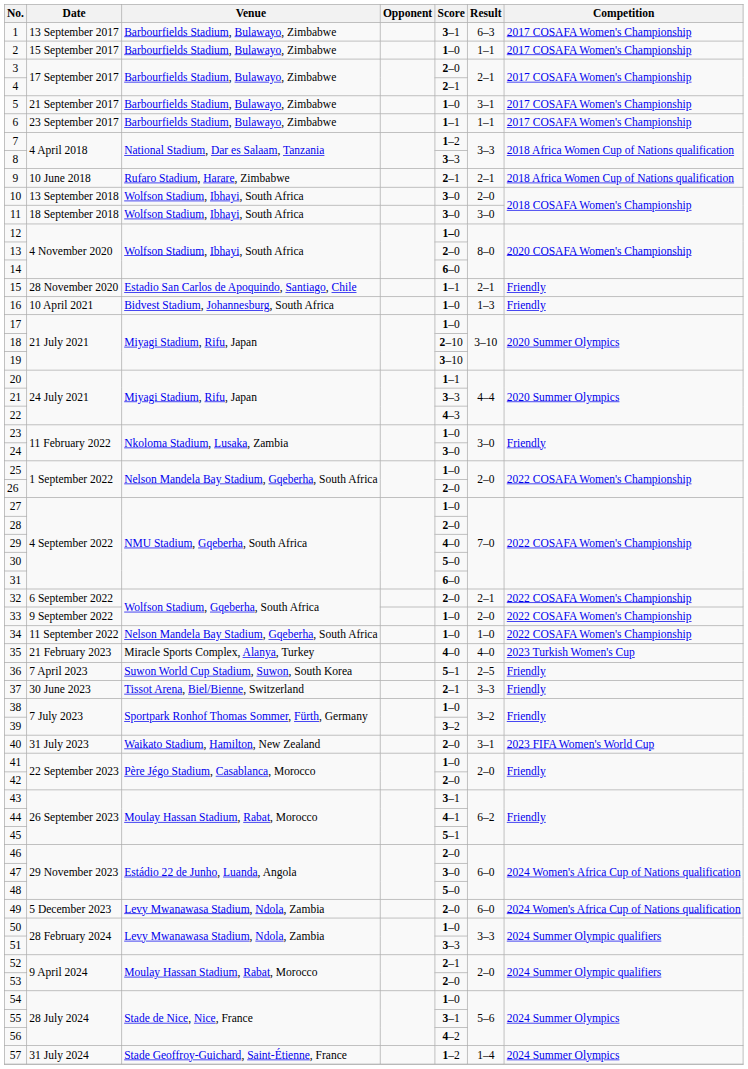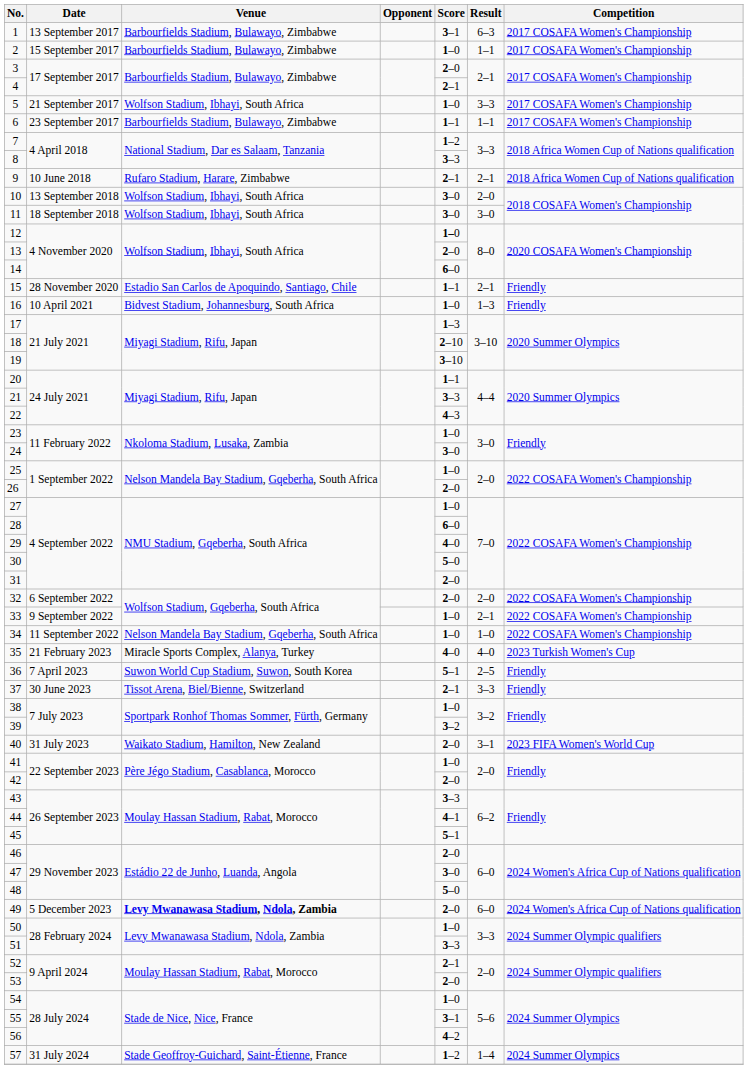(230, 104) Barbourfields Stadium, Bulawayo, Zimbabwe -> (214, 104) Wolfson Stadium, Ibhayi, South Africa
(486, 104) 3–1 -> (486, 104) 3–3
(451, 324) 1–0 -> (451, 324) 1–3
(451, 525) 2–0 -> (451, 525) 6–0
(451, 580) 6–0 -> (451, 580) 2–0
(486, 598) 2–1 -> (486, 598) 2–0
(486, 616) 2–0 -> (486, 616) 2–1
(451, 799) 3–1 -> (451, 799) 3–3
(224, 908) normal -> (230, 908) bold
